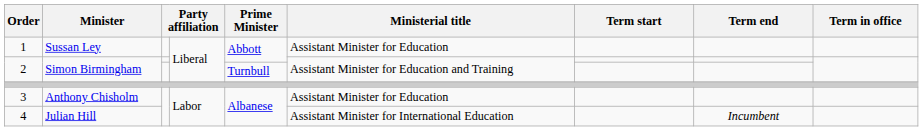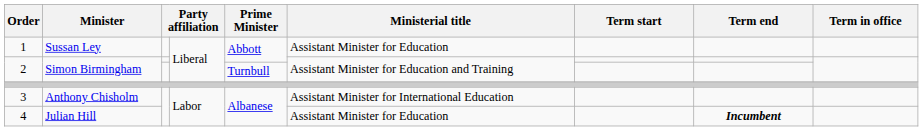(369, 96) Assistant Minister for Education -> (402, 96) Assistant Minister for International Education
(402, 116) Assistant Minister for International Education -> (369, 116) Assistant Minister for Education
(753, 116) normal -> (753, 116) bold
